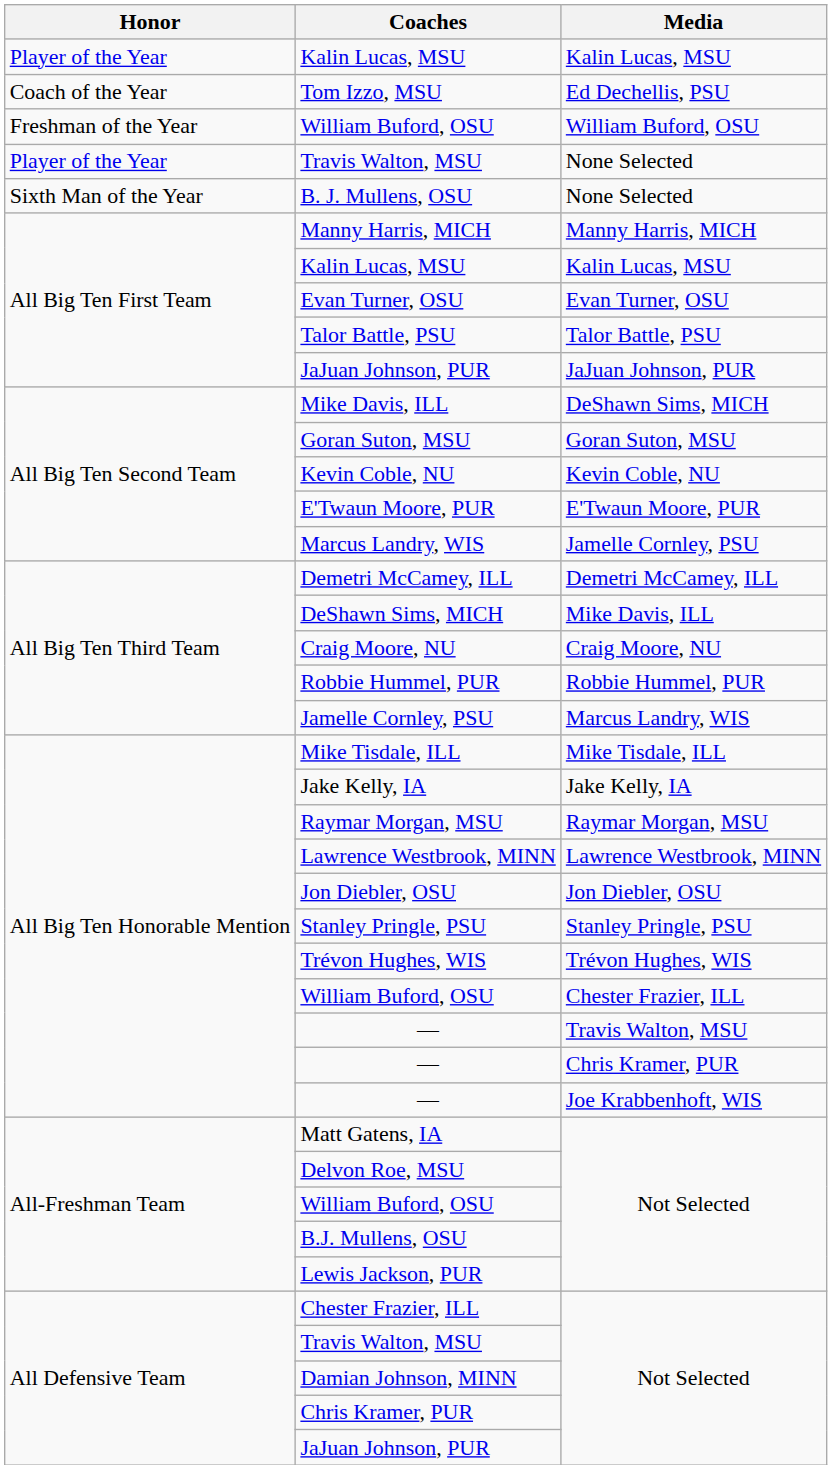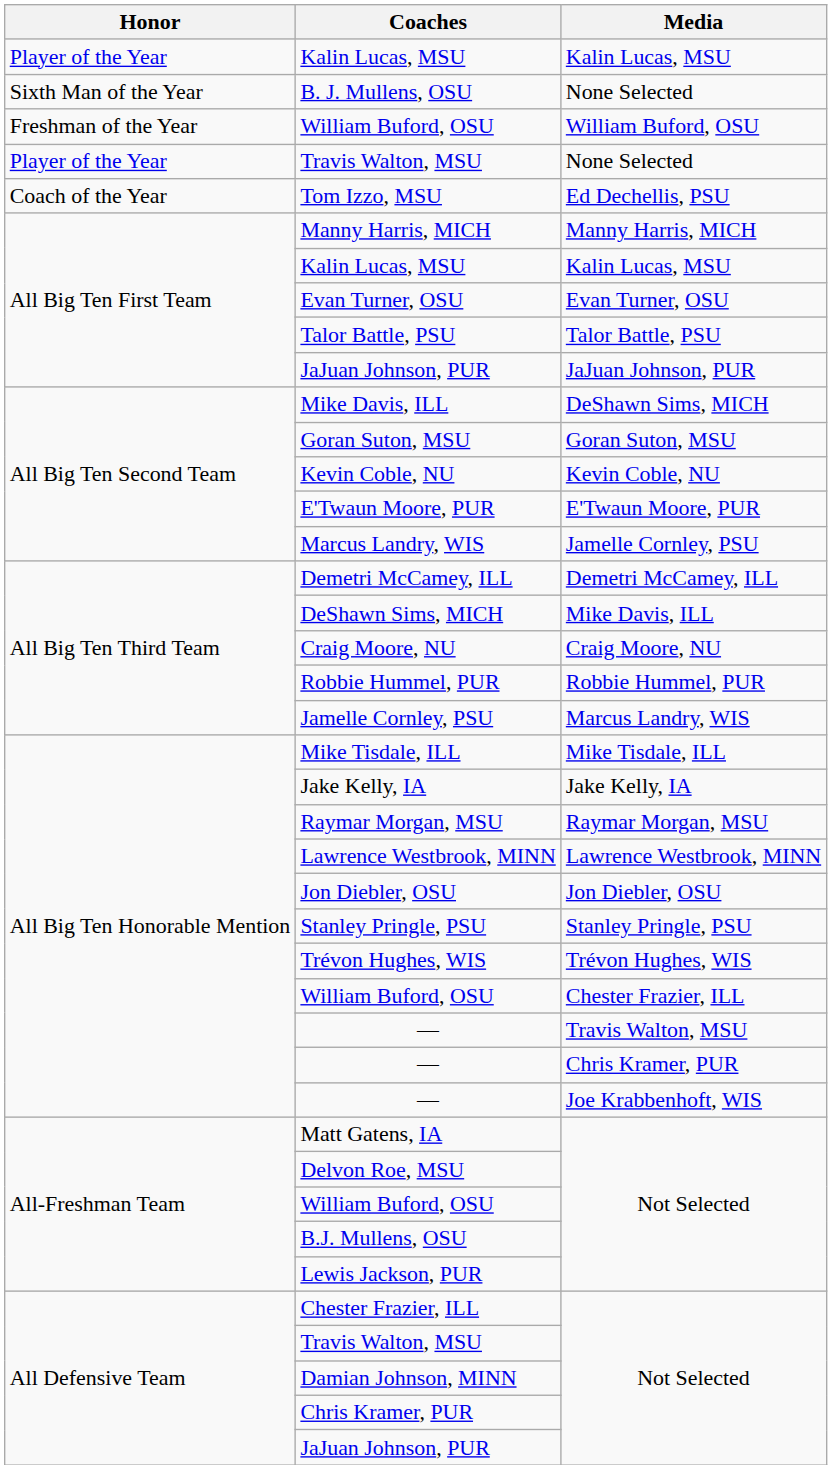rows swapped: (371, 91) <-> (386, 195)
